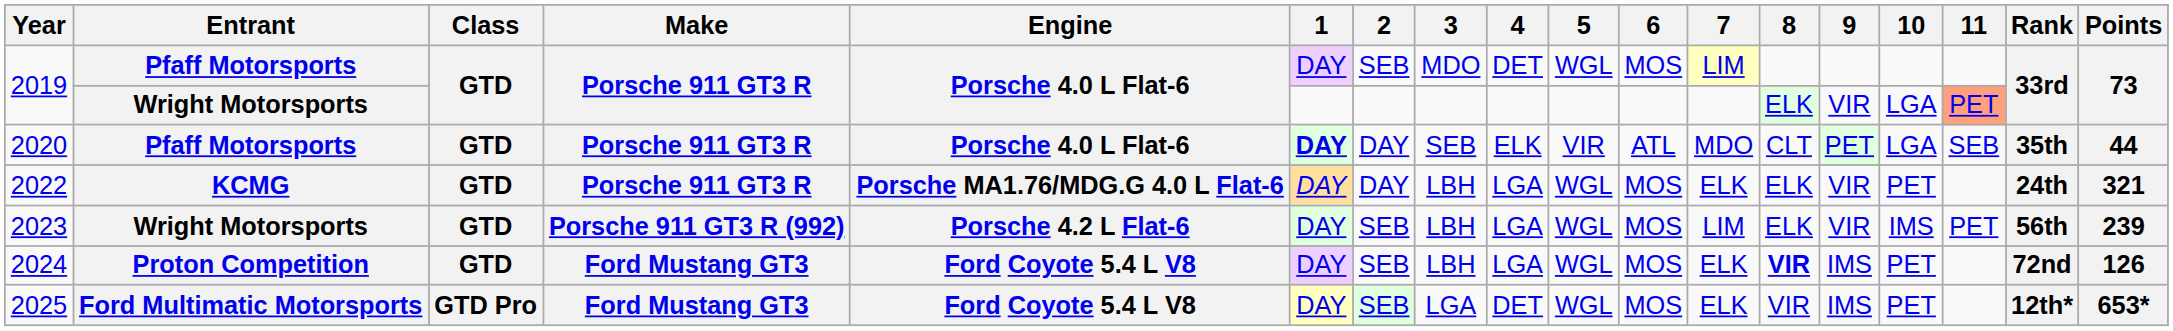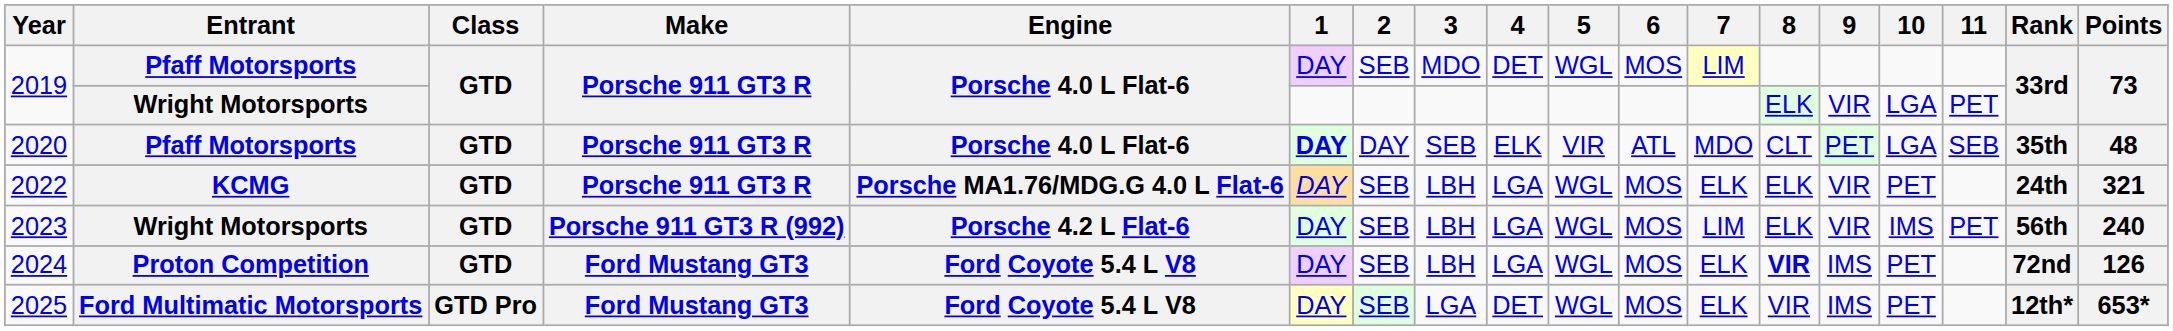(1974, 105) lightsalmon background -> (1974, 105) no background
(2124, 145) 44 -> (2124, 145) 48
(1384, 185) DAY -> (1384, 185) SEB
(2124, 225) 239 -> (2124, 225) 240
